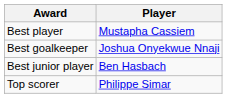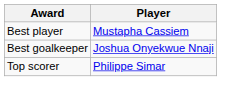- row: (50, 66)
